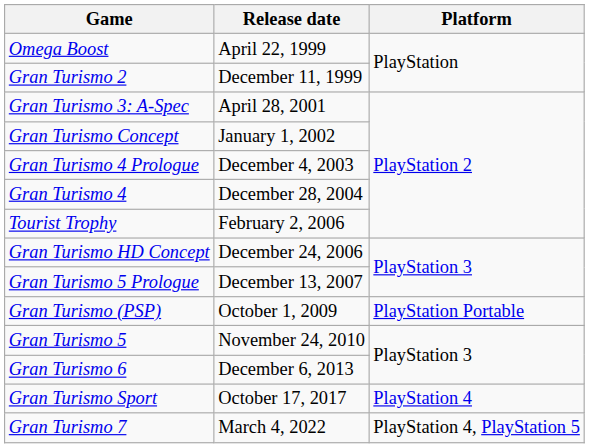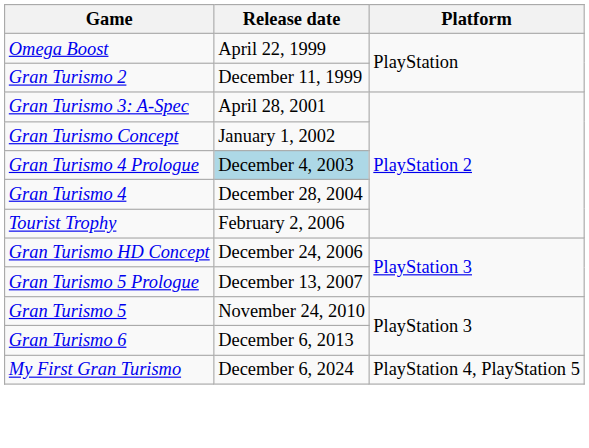(286, 164) no background -> (286, 164) lightblue background
- row: (85, 310)
- row: (83, 398)
- row: (68, 427)
+ row: (95, 369)
